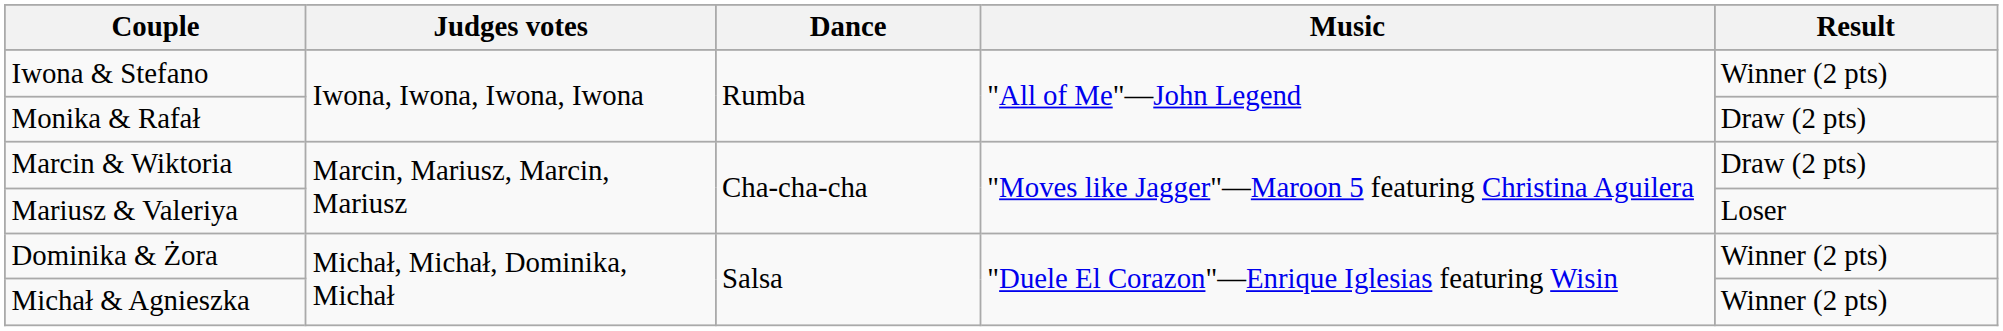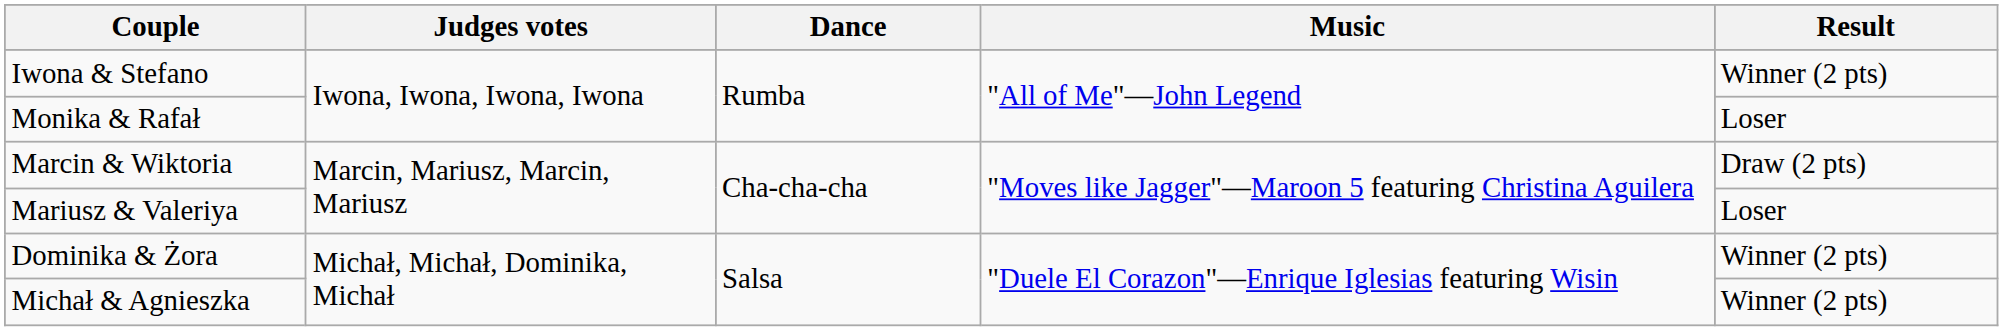(1793, 118) Draw (2 pts) -> (1753, 118) Loser
